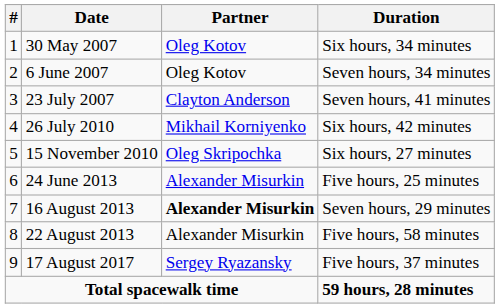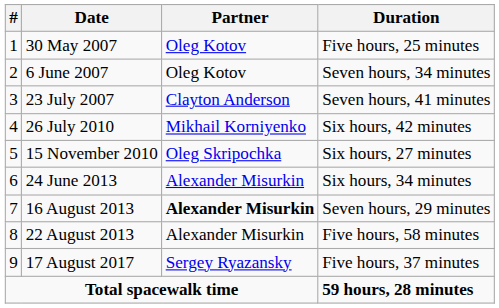(397, 45) Six hours, 34 minutes -> (401, 45) Five hours, 25 minutes
(401, 180) Five hours, 25 minutes -> (397, 180) Six hours, 34 minutes
